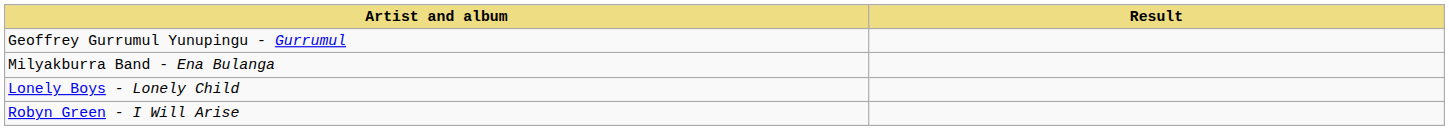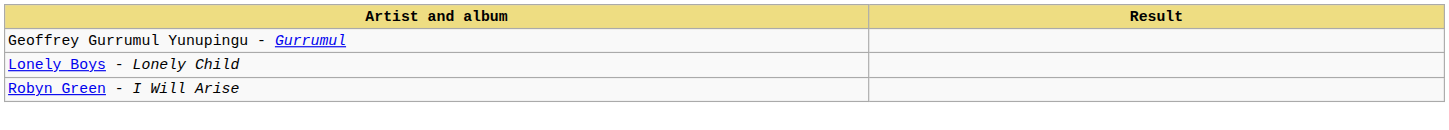- row: (142, 65)
